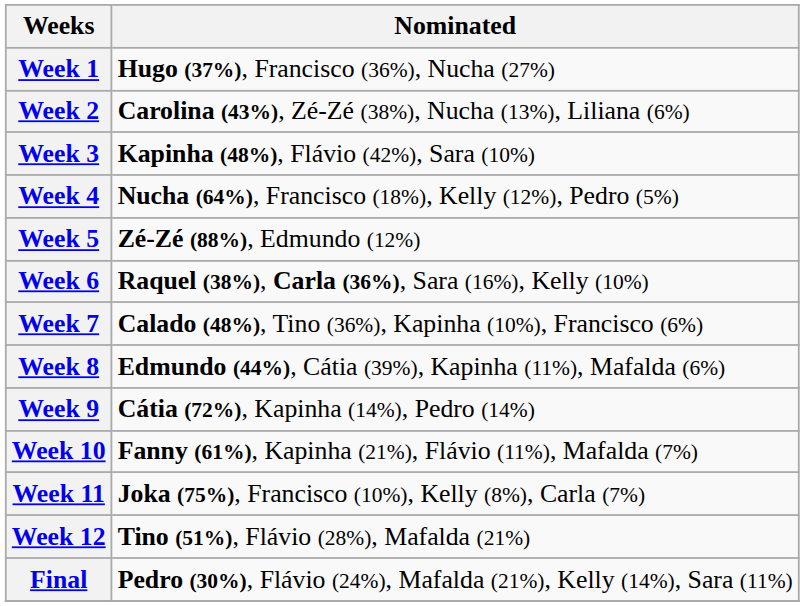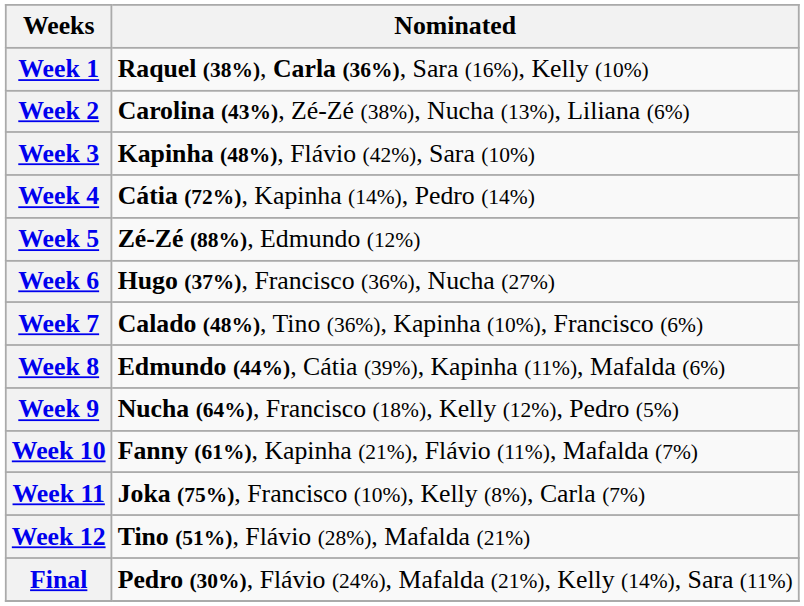(336, 68) Hugo (37%), Francisco (36%), Nucha (27%) -> (383, 68) Raquel (38%), Carla (36%), Sara (16%), Kelly (10%)
(398, 196) Nucha (64%), Francisco (18%), Kelly (12%), Pedro (5%) -> (326, 196) Cátia (72%), Kapinha (14%), Pedro (14%)
(383, 281) Raquel (38%), Carla (36%), Sara (16%), Kelly (10%) -> (336, 281) Hugo (37%), Francisco (36%), Nucha (27%)
(326, 408) Cátia (72%), Kapinha (14%), Pedro (14%) -> (398, 408) Nucha (64%), Francisco (18%), Kelly (12%), Pedro (5%)
